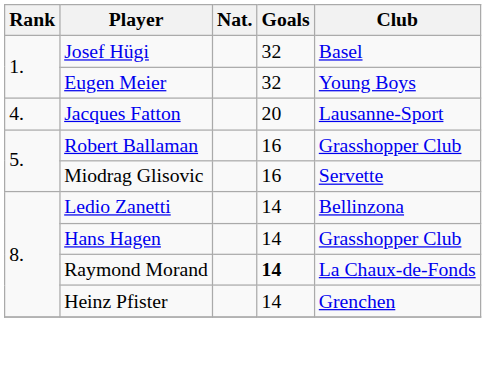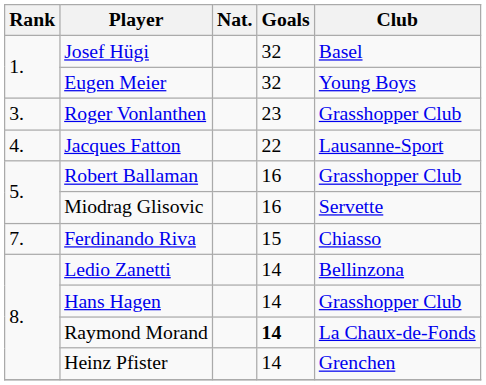+ row: (135, 113)
(271, 113) 20 -> (271, 144) 22
+ row: (130, 238)
